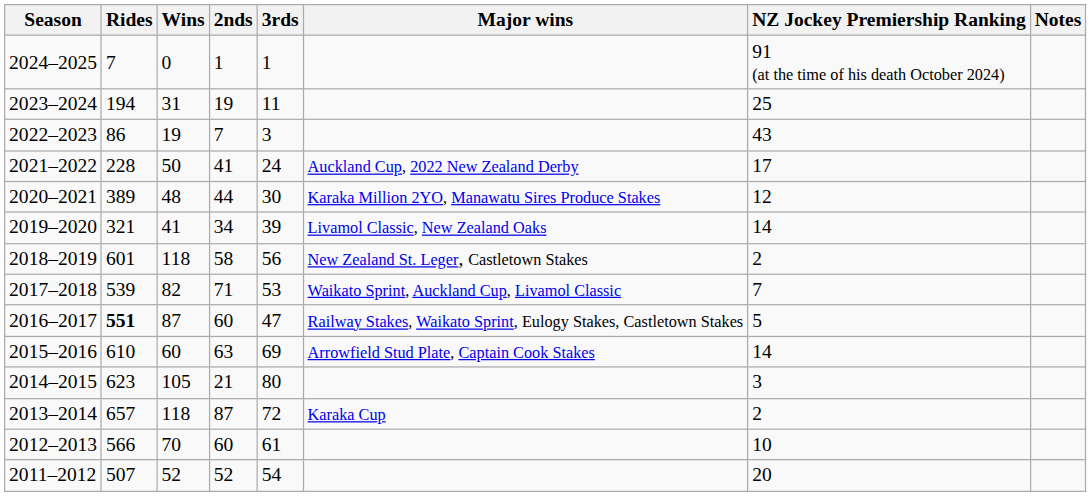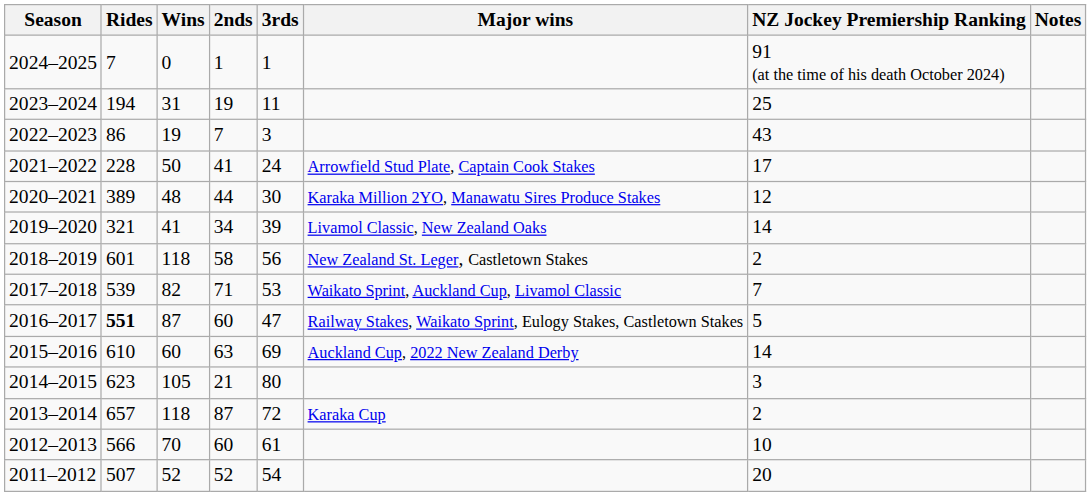(443, 166) Auckland Cup, 2022 New Zealand Derby -> (451, 166) Arrowfield Stud Plate, Captain Cook Stakes
(451, 352) Arrowfield Stud Plate, Captain Cook Stakes -> (443, 352) Auckland Cup, 2022 New Zealand Derby
